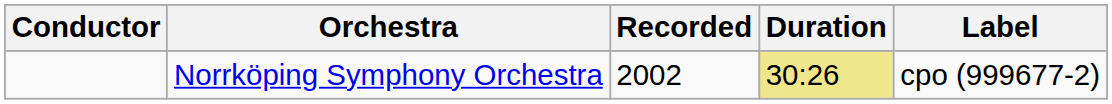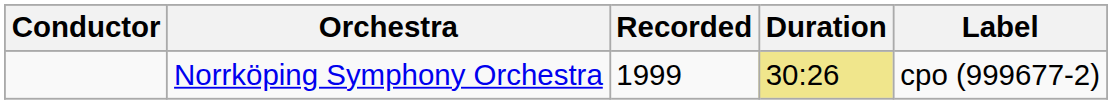(649, 74) 2002 -> (649, 74) 1999
